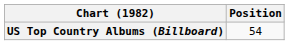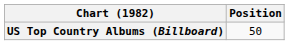(255, 31) 54 -> (255, 31) 50
